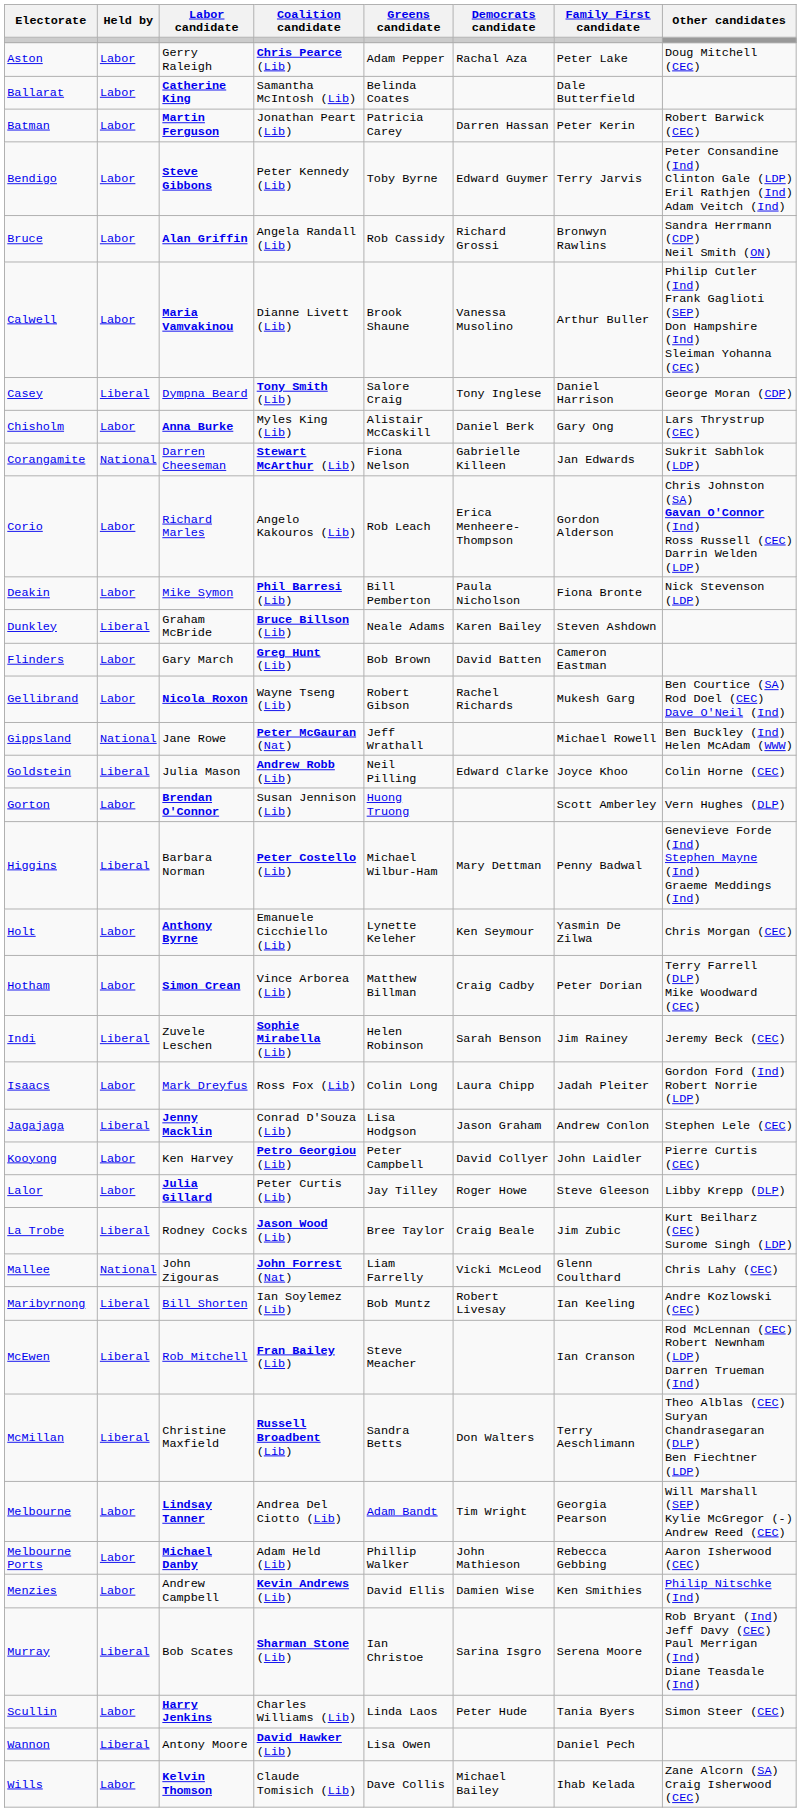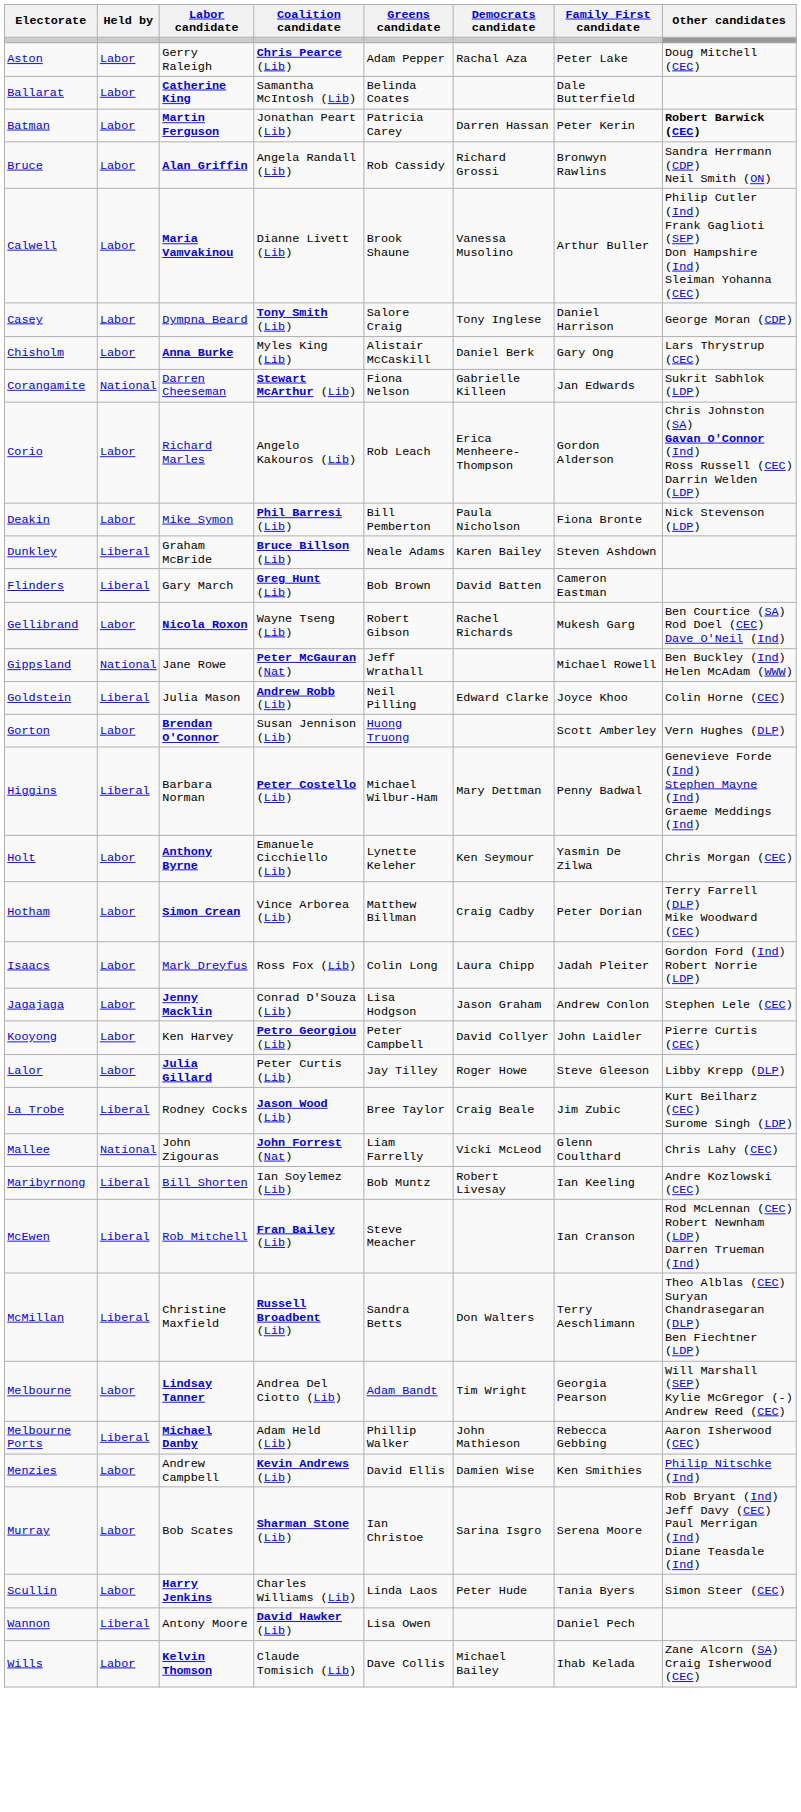(715, 125) normal -> (715, 125) bold
- row: (32, 179)
(125, 394) Liberal -> (118, 320) Labor
(118, 659) Labor -> (125, 586) Liberal
- row: (21, 1039)
(125, 1125) Liberal -> (118, 1005) Labor
(118, 1558) Labor -> (125, 1438) Liberal
(125, 1651) Liberal -> (118, 1531) Labor
